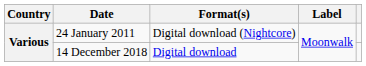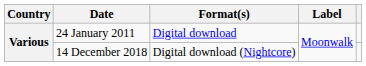(224, 33) Digital download (Nightcore) -> (195, 33) Digital download
(195, 52) Digital download -> (224, 52) Digital download (Nightcore)
